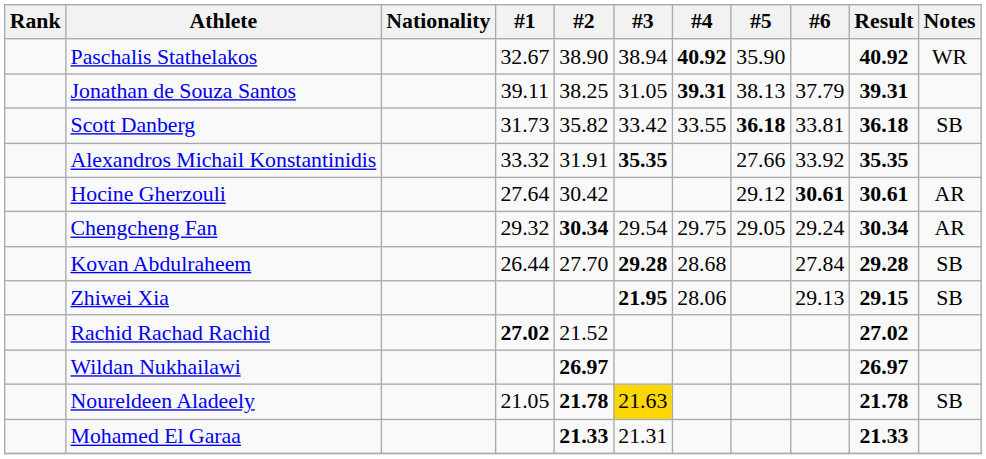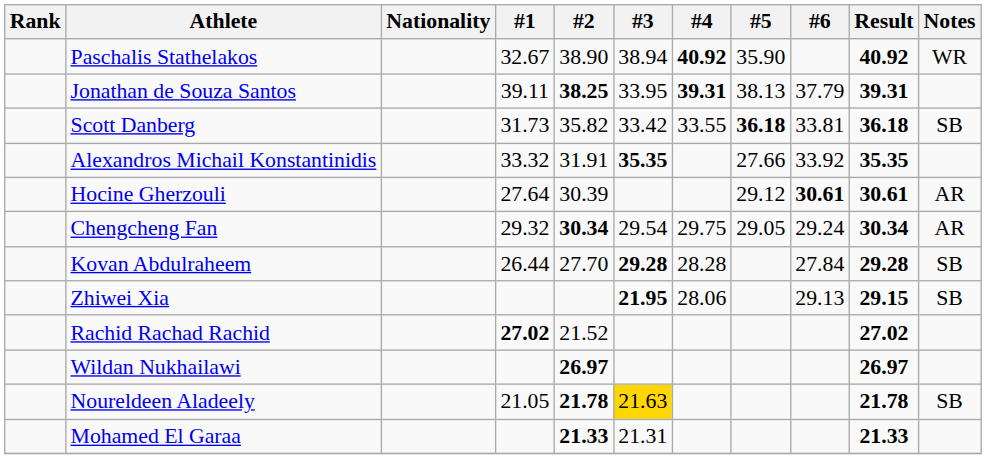(584, 90) normal -> (584, 90) bold
(643, 90) 31.05 -> (643, 90) 33.95
(584, 194) 30.42 -> (584, 194) 30.39
(702, 263) 28.68 -> (702, 263) 28.28
